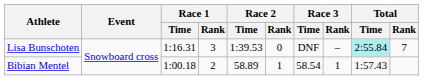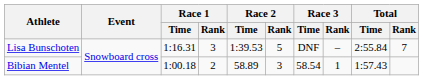(279, 48) 0 -> (279, 48) 5
(371, 48) paleturquoise background -> (371, 48) no background
(279, 66) 1 -> (279, 66) 3
